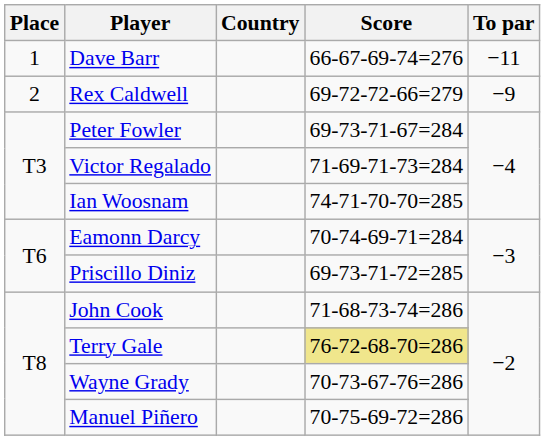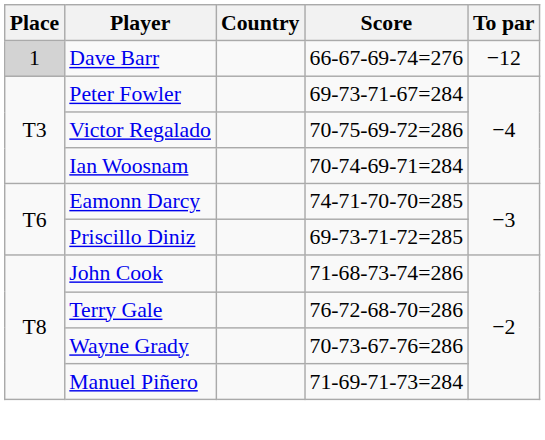(34, 58) no background -> (34, 58) lightgrey background
(504, 58) −11 -> (504, 58) −12
- row: (129, 94)
(386, 165) 71-69-71-73=284 -> (386, 130) 70-75-69-72=286
(386, 201) 74-71-70-70=285 -> (386, 165) 70-74-69-71=284
(386, 237) 70-74-69-71=284 -> (386, 201) 74-71-70-70=285
(386, 345) khaki background -> (386, 309) no background
(386, 416) 70-75-69-72=286 -> (386, 381) 71-69-71-73=284
